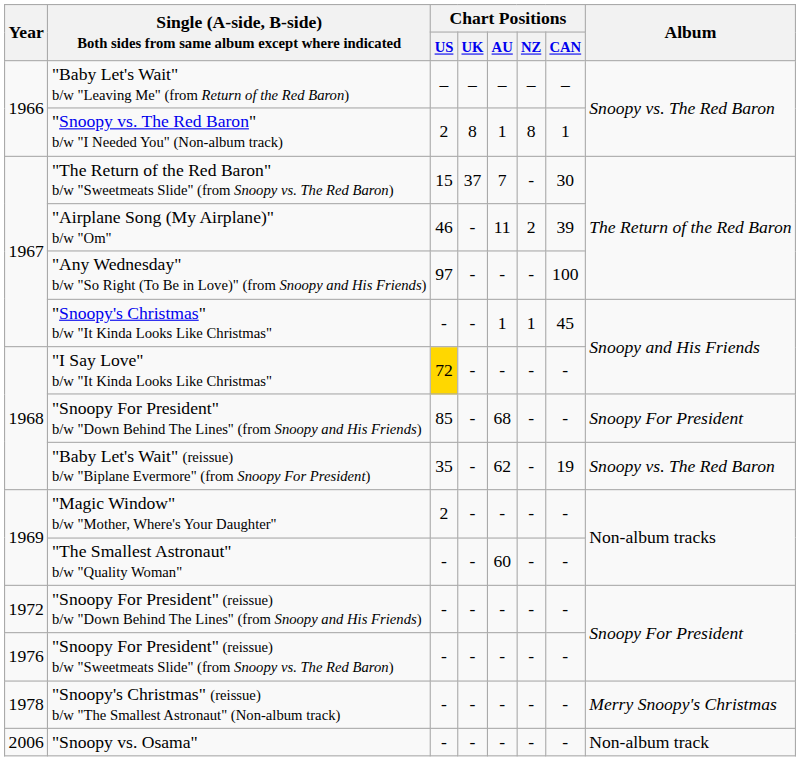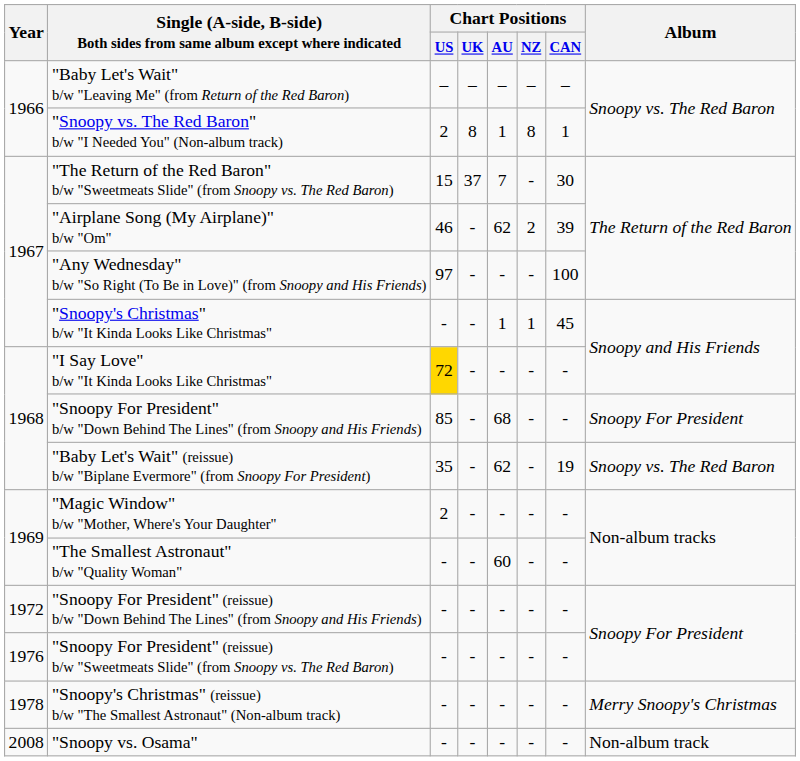(502, 227) 11 -> (502, 227) 62
(26, 742) 2006 -> (26, 742) 2008
